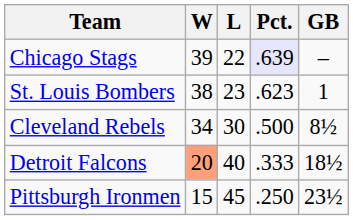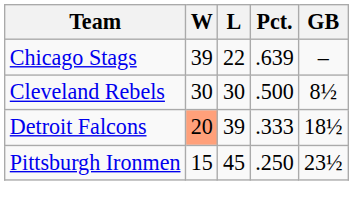(275, 57) lavender background -> (275, 57) no background
- row: (92, 92)
(202, 127) 34 -> (202, 92) 30
(234, 162) 40 -> (234, 127) 39
